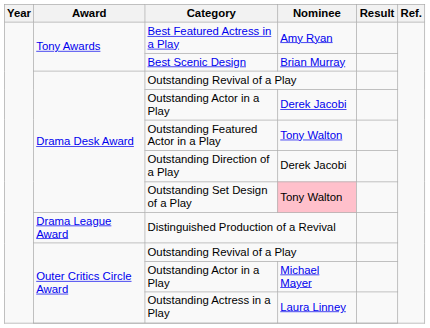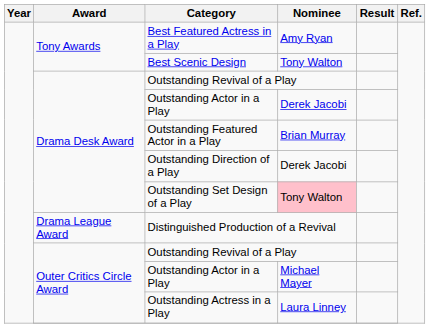(313, 62) Brian Murray -> (311, 62) Tony Walton
(311, 135) Tony Walton -> (313, 135) Brian Murray
